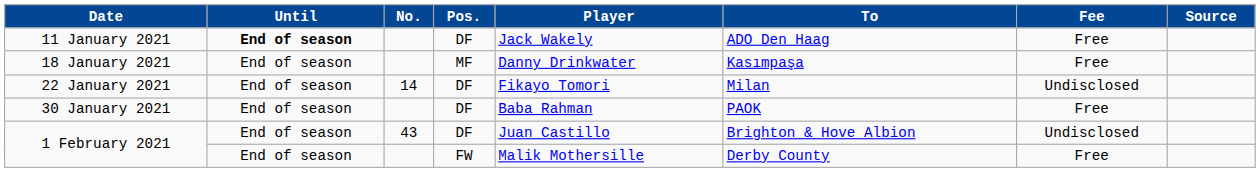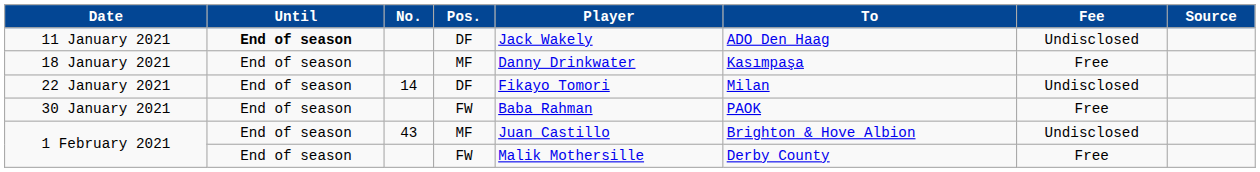(1092, 40) Free -> (1092, 40) Undisclosed
(464, 109) DF -> (464, 109) FW
(464, 133) DF -> (464, 133) MF
